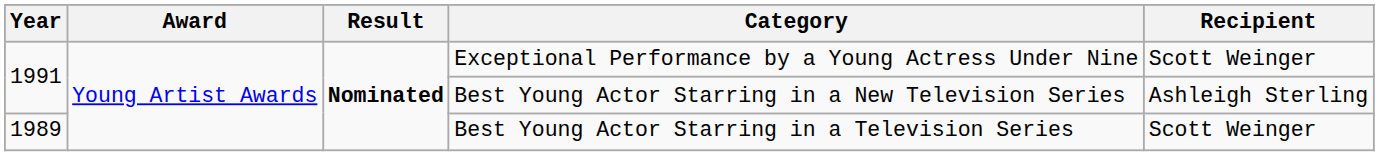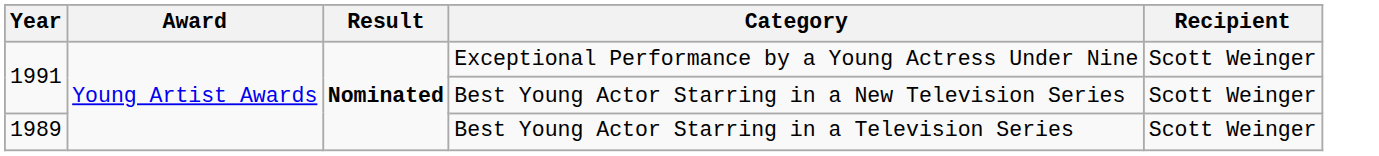(1258, 95) Ashleigh Sterling -> (1233, 95) Scott Weinger
